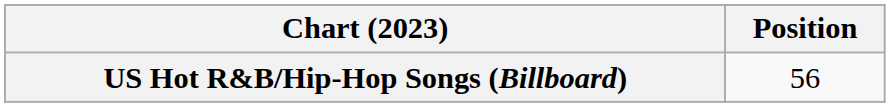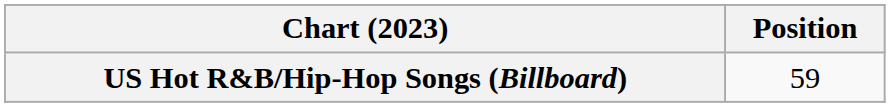(805, 76) 56 -> (805, 76) 59
